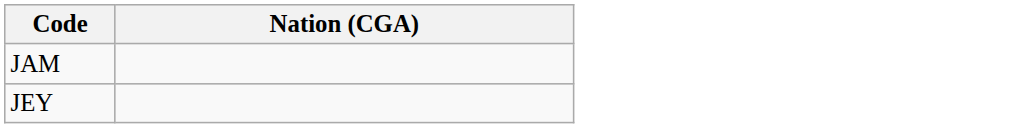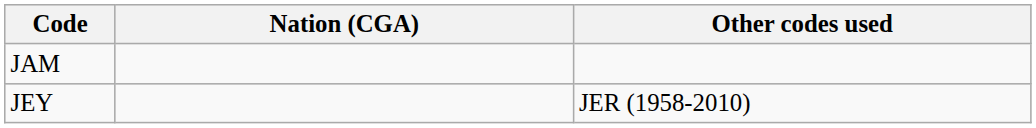+ column: (802, 24)
